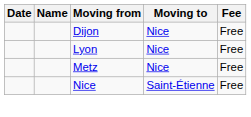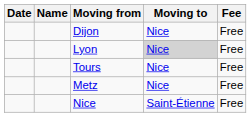(158, 49) no background -> (158, 49) lightgrey background
+ row: (87, 67)
